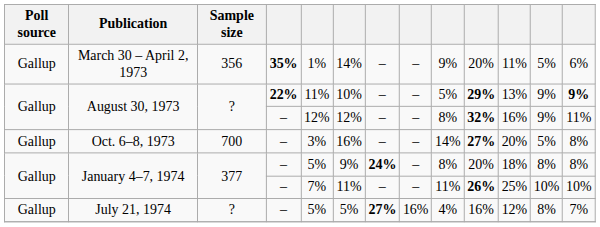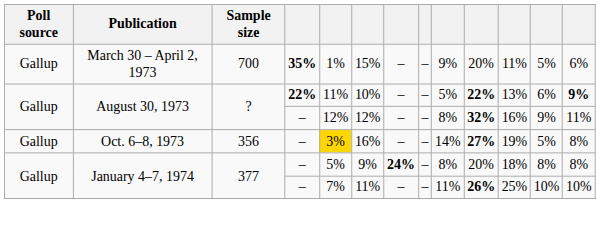(232, 64) 356 -> (249, 64) 700
(349, 64) 14% -> (368, 64) 15%
(481, 95) 29% -> (481, 95) 22%
(547, 95) 9% -> (547, 95) 6%
(232, 141) 700 -> (249, 141) 356
(317, 141) no background -> (336, 141) gold background
(514, 141) 20% -> (514, 141) 19%
- row: (133, 210)
